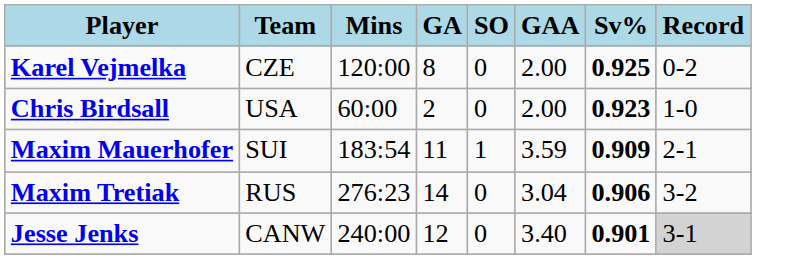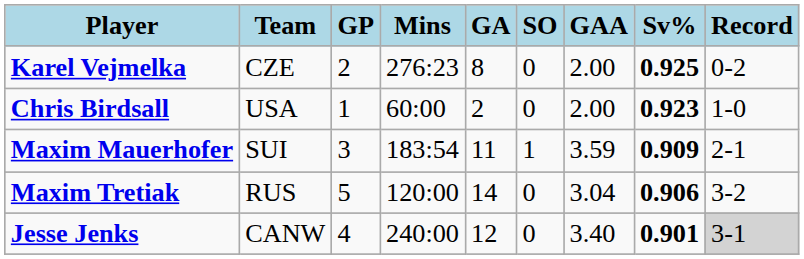+ column: (356, 25)
(374, 66) 120:00 -> (422, 66) 276:23
(374, 191) 276:23 -> (422, 191) 120:00
